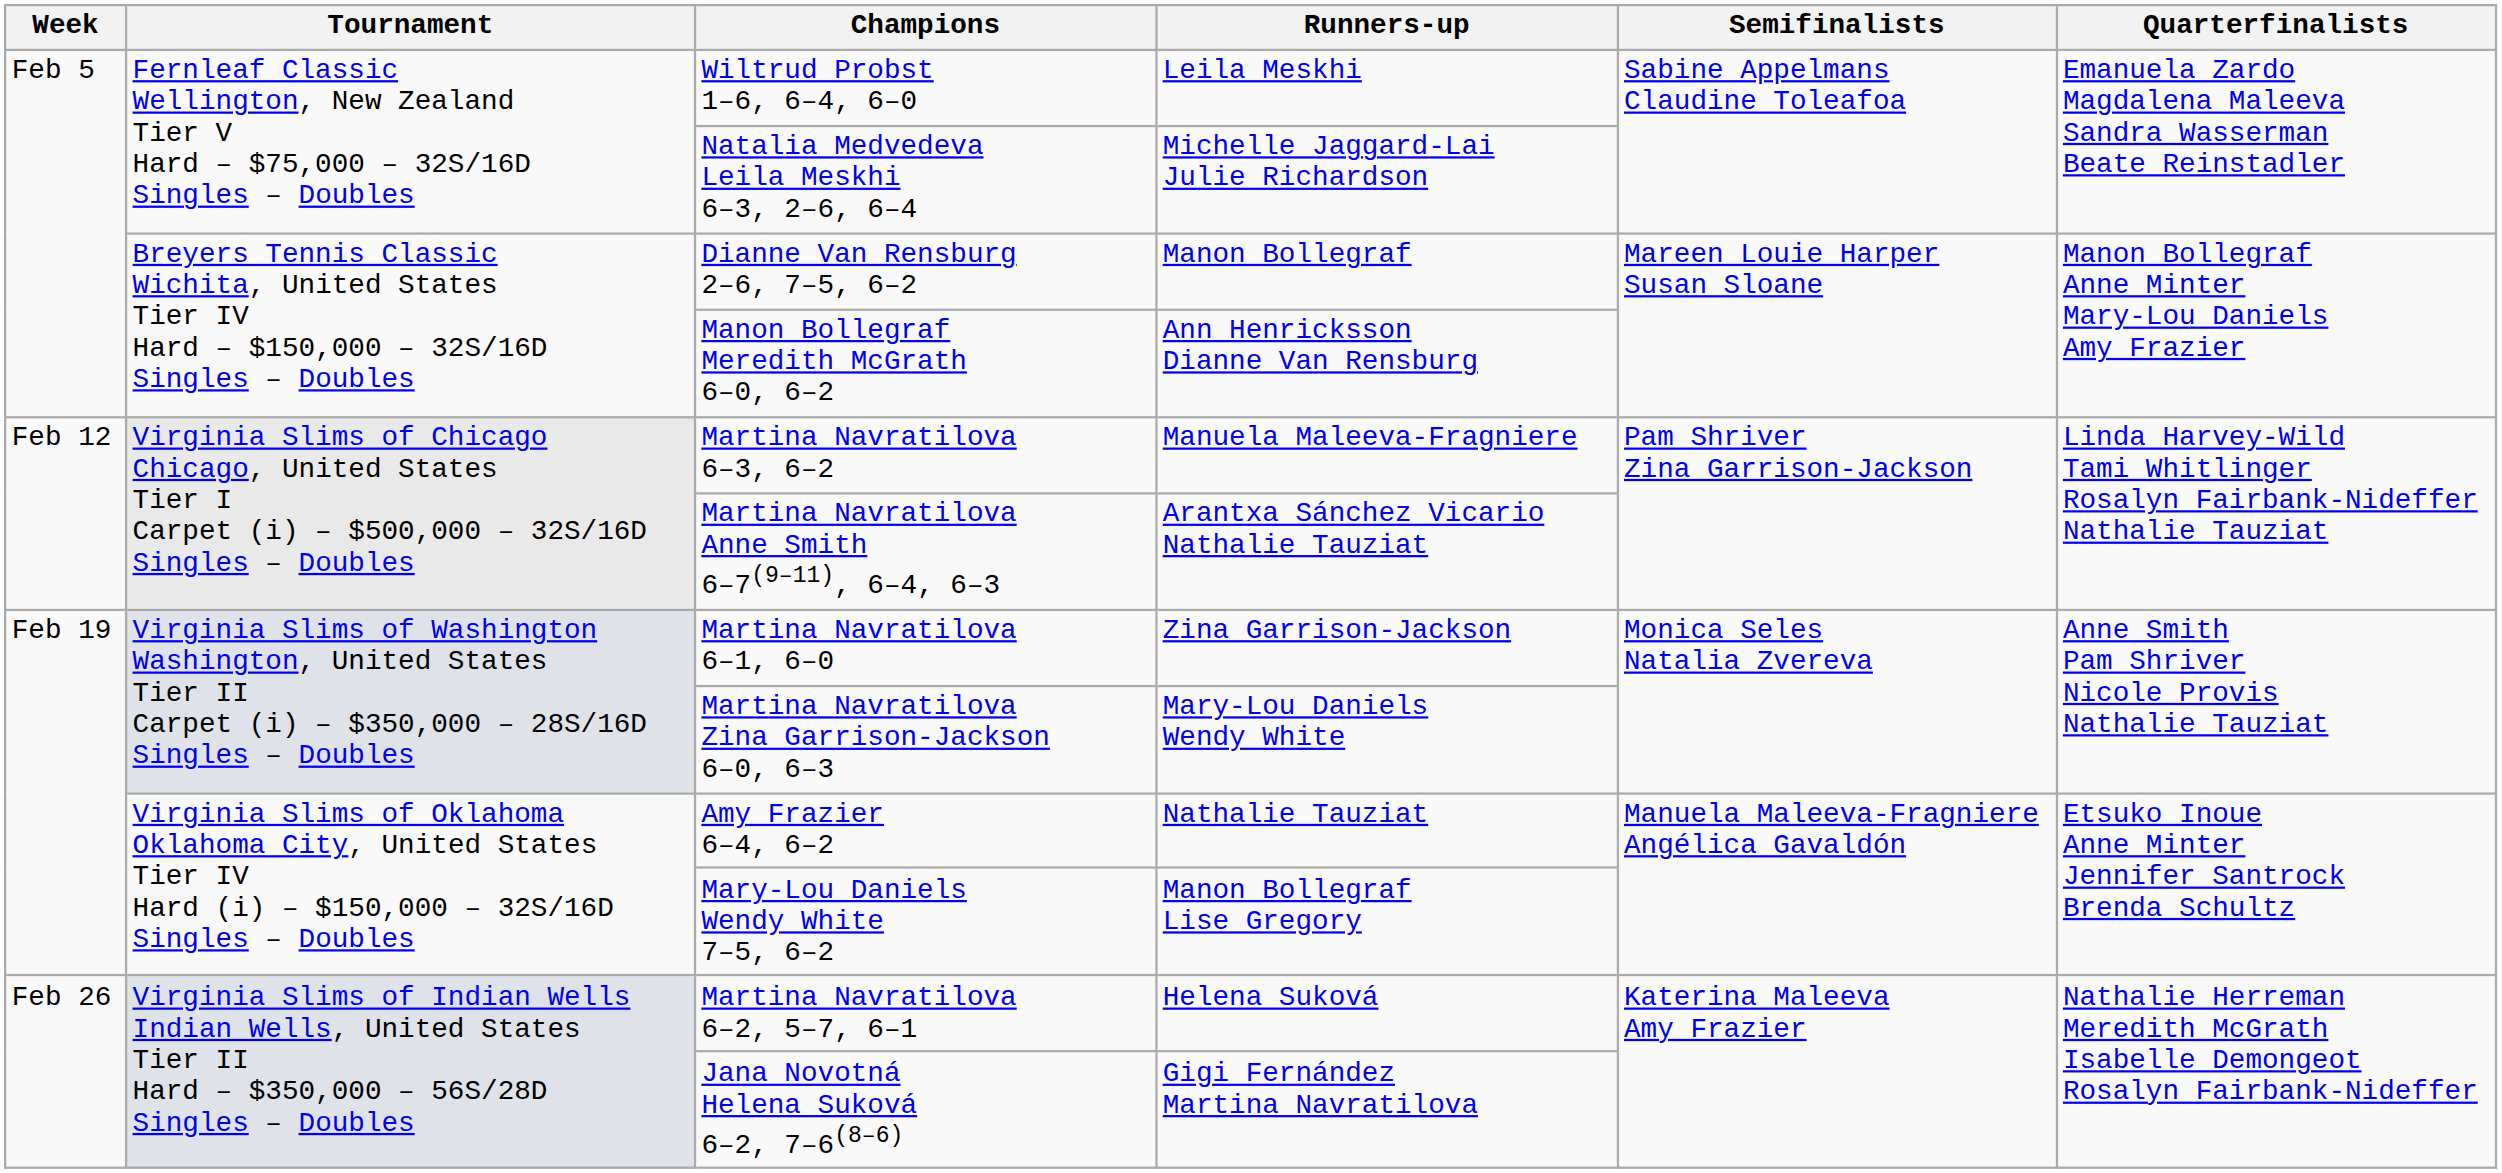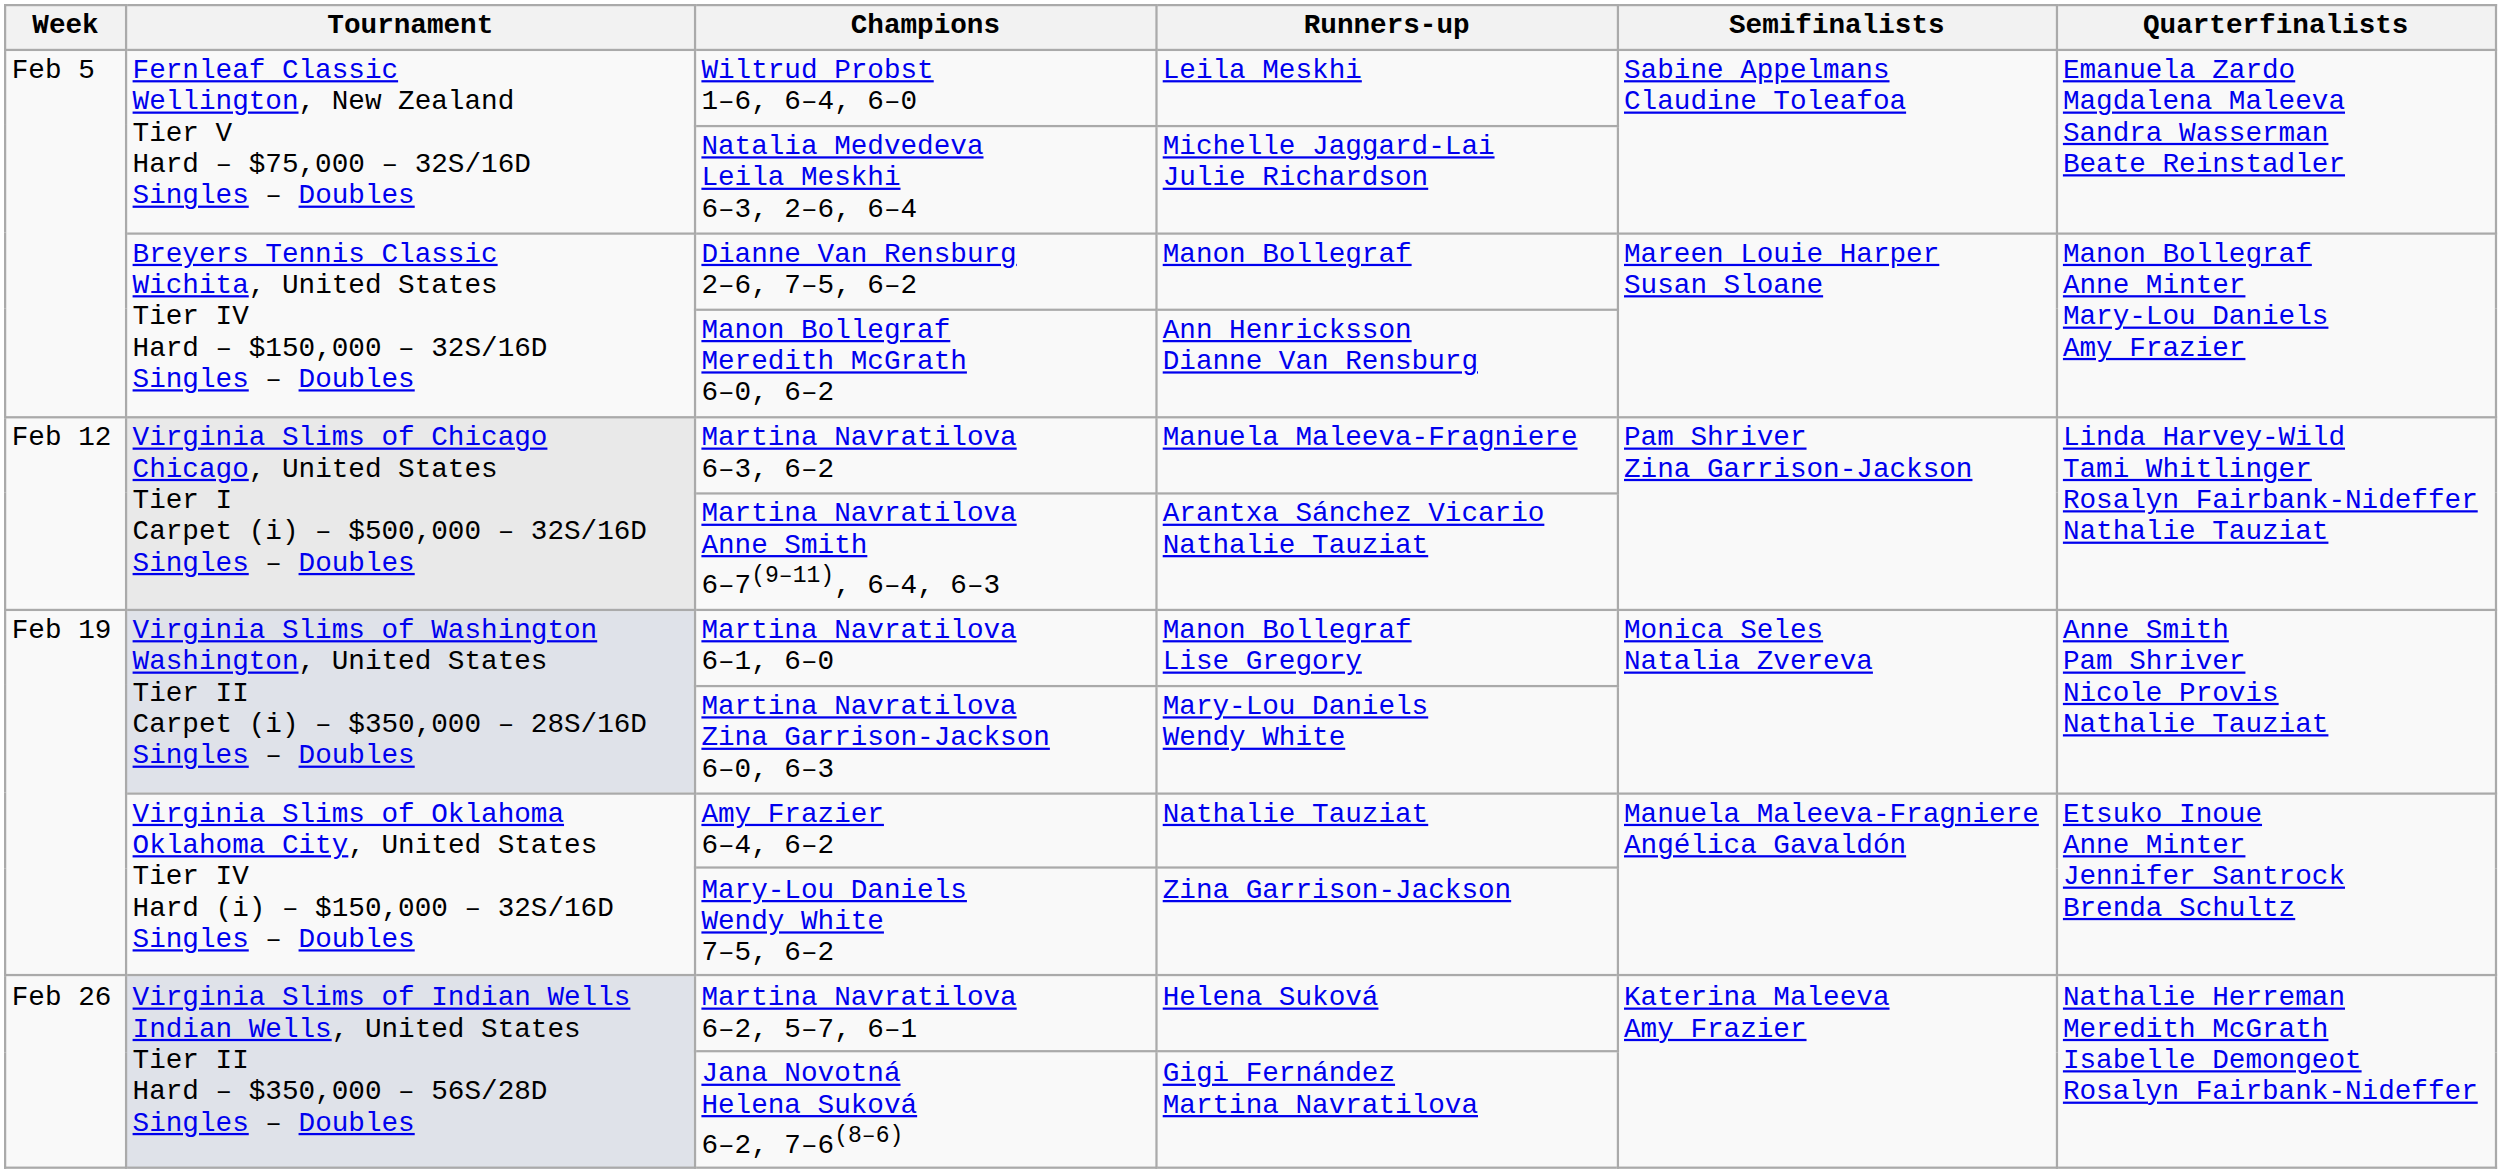(1337, 632) Zina Garrison-Jackson -> (1287, 648) Manon Bollegraf Lise Gregory
(1287, 907) Manon Bollegraf Lise Gregory -> (1337, 891) Zina Garrison-Jackson
